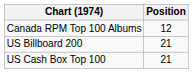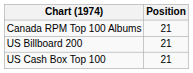(166, 28) 12 -> (166, 28) 21
